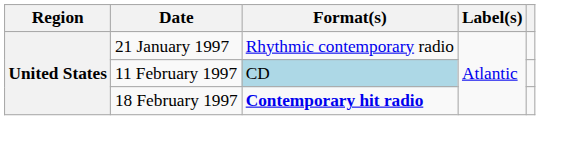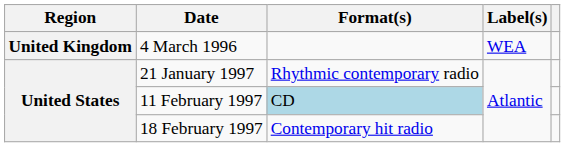+ row: (188, 45)
(335, 100) bold -> (352, 127) normal
